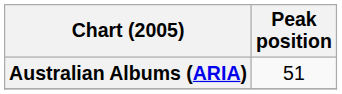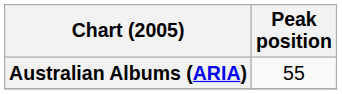(294, 72) 51 -> (294, 72) 55
